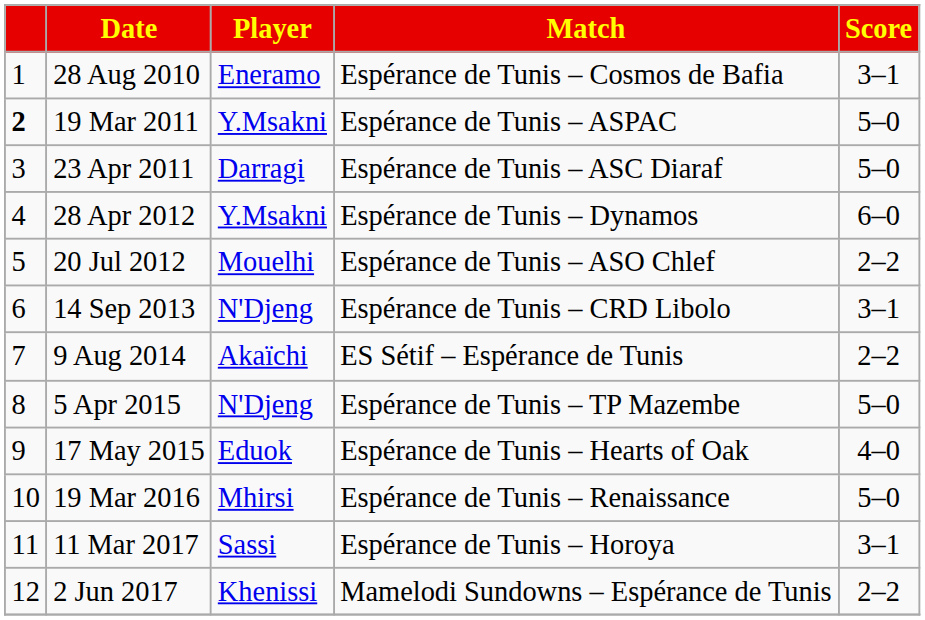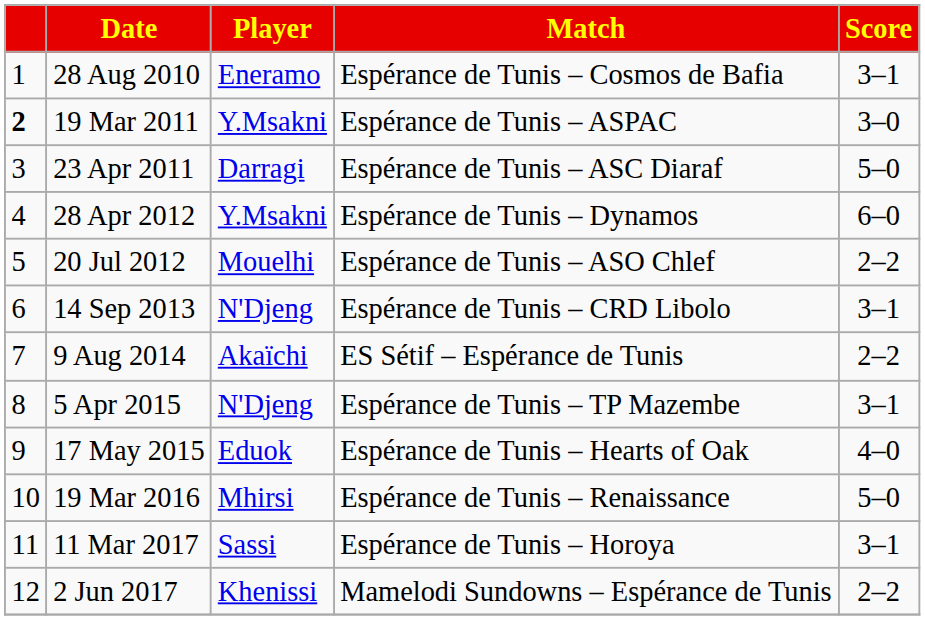(879, 121) 5–0 -> (879, 121) 3–0
(879, 403) 5–0 -> (879, 403) 3–1
